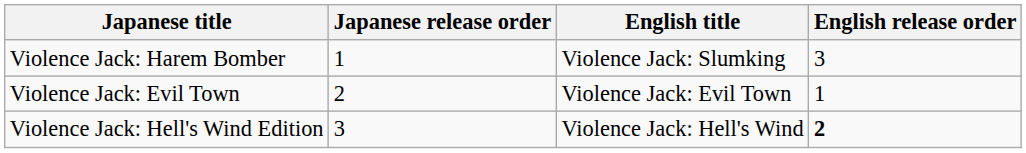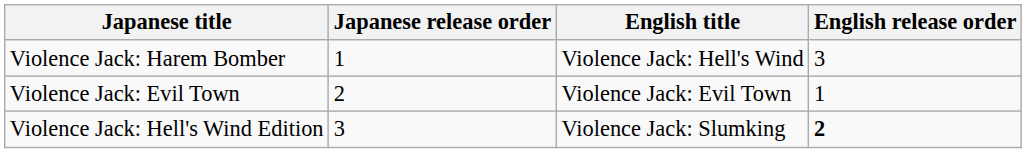(673, 57) Violence Jack: Slumking -> (683, 57) Violence Jack: Hell's Wind
(683, 128) Violence Jack: Hell's Wind -> (673, 128) Violence Jack: Slumking
